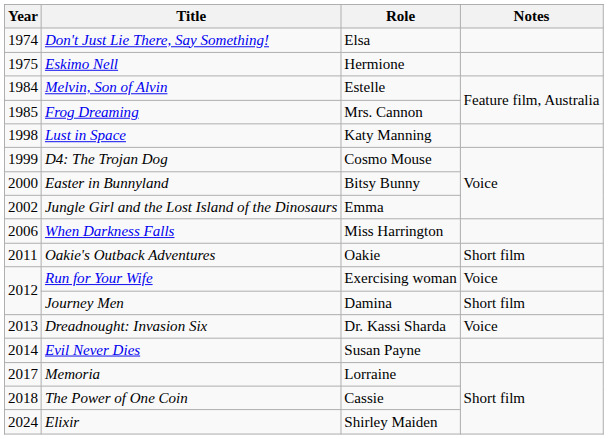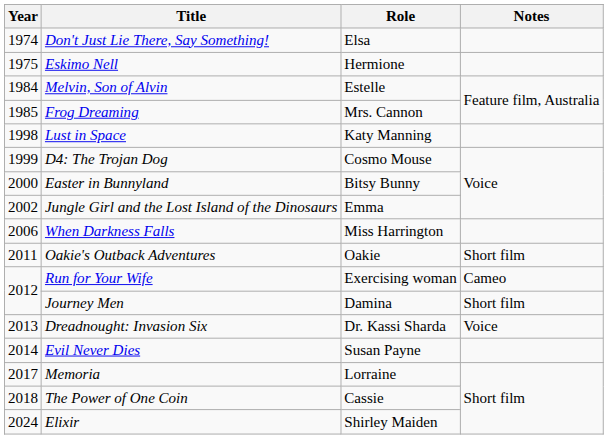(481, 278) Voice -> (485, 278) Cameo
